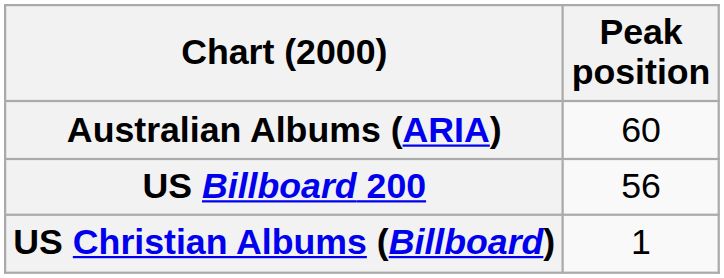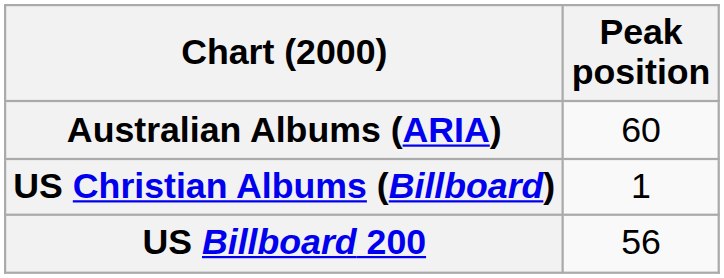rows swapped: (284, 186) <-> (284, 242)
